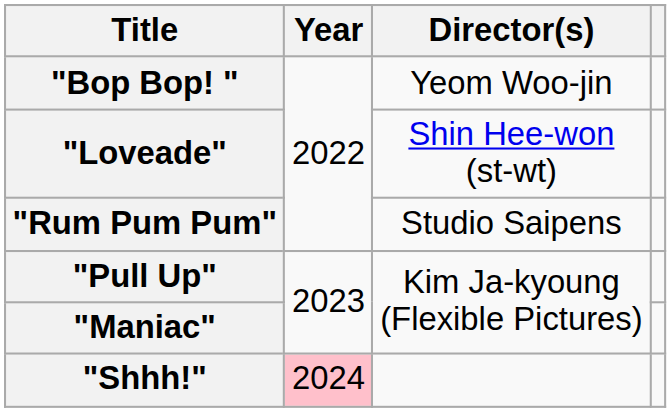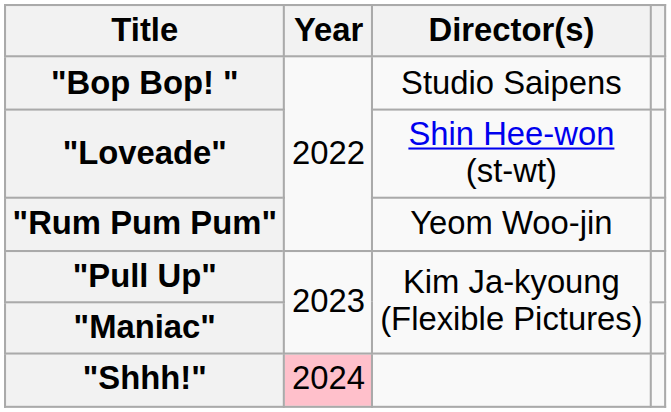(511, 82) Yeom Woo-jin -> (511, 82) Studio Saipens
(511, 223) Studio Saipens -> (511, 223) Yeom Woo-jin
